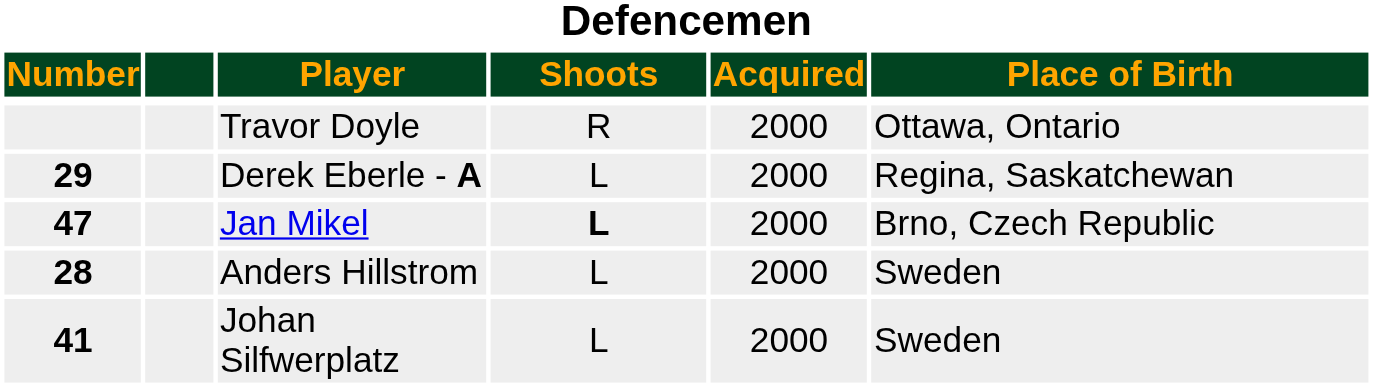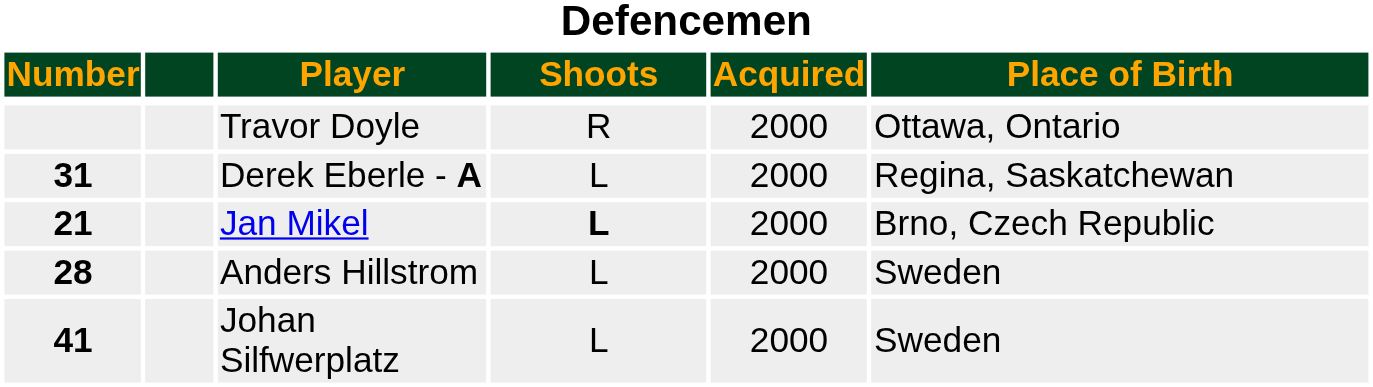(73, 175) 29 -> (73, 175) 31
(73, 223) 47 -> (73, 223) 21
